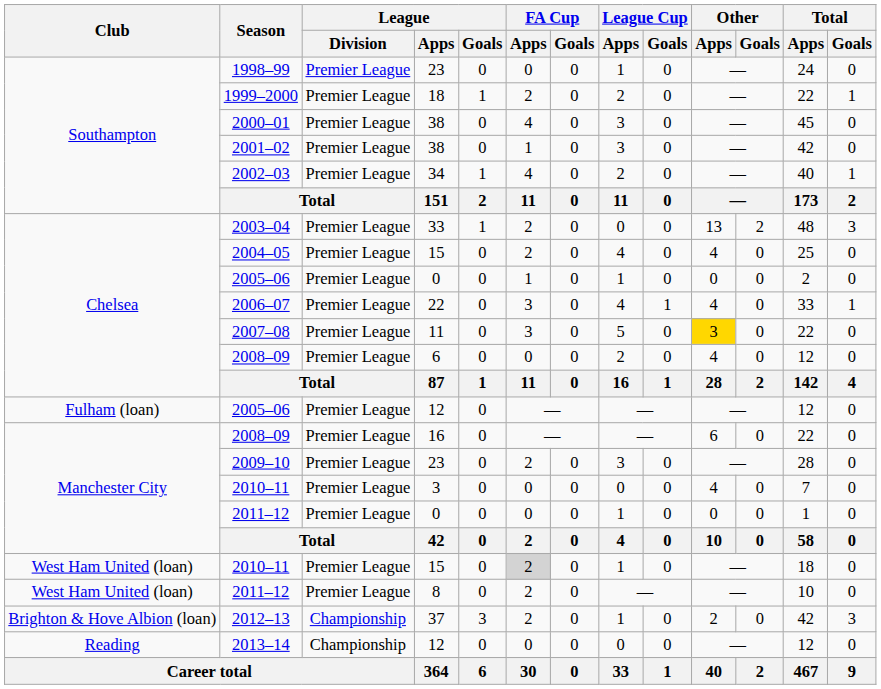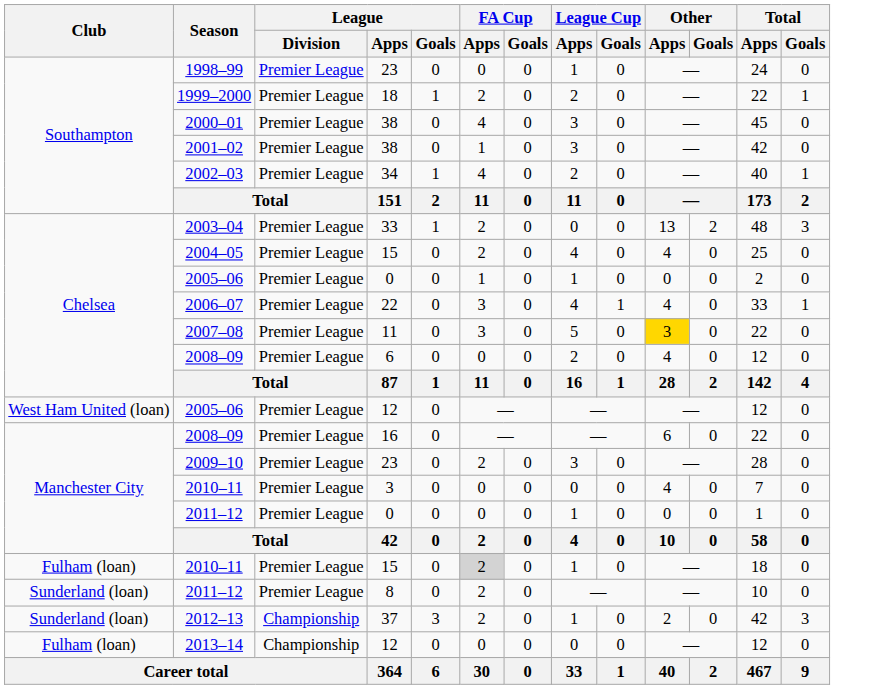(112, 409) Fulham (loan) -> (89, 409) West Ham United (loan)
(112, 566) West Ham United (loan) -> (89, 566) Fulham (loan)
(112, 592) West Ham United (loan) -> (89, 592) Sunderland (loan)
(112, 618) Brighton & Hove Albion (loan) -> (89, 618) Sunderland (loan)
(112, 644) Reading -> (89, 644) Fulham (loan)
